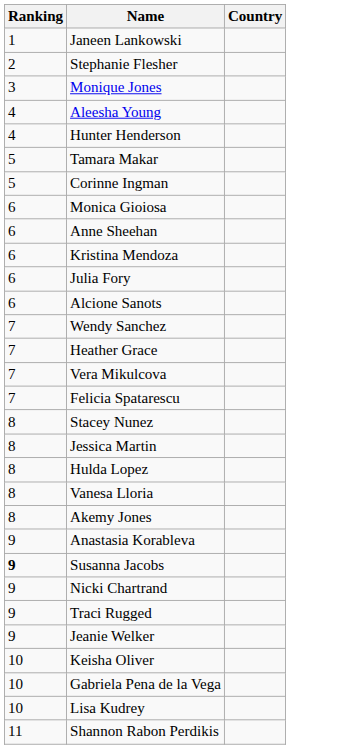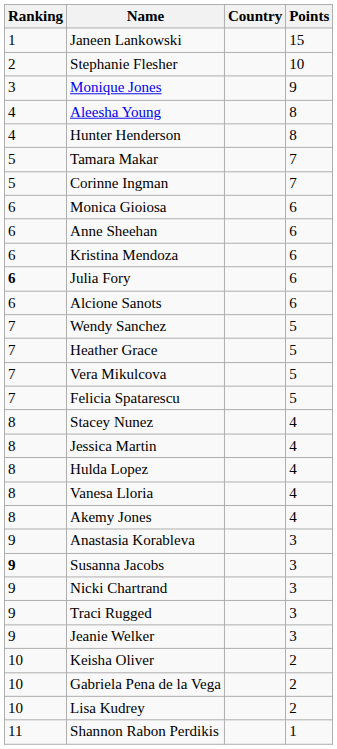+ column: (309, 16)
(12, 278) normal -> (12, 278) bold
